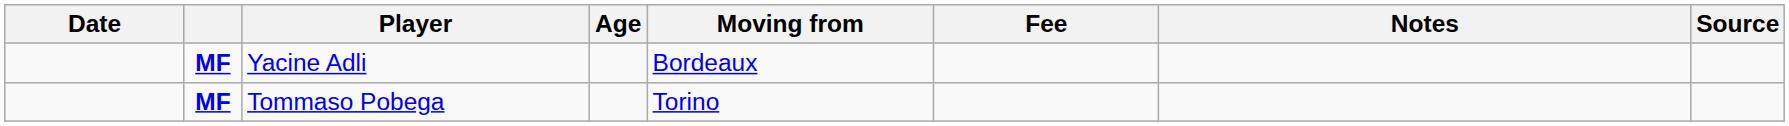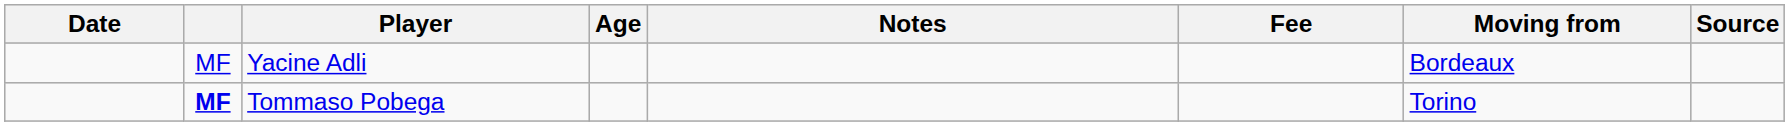columns swapped: (790, 23) <-> (1425, 23)
(213, 62) bold -> (213, 62) normal
